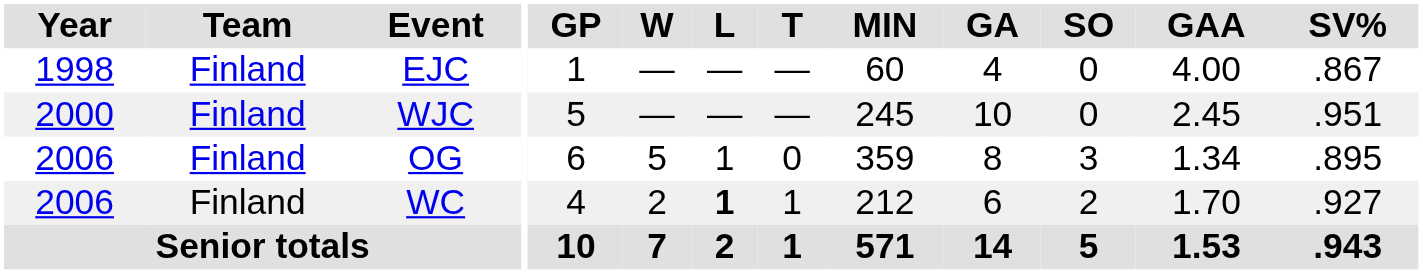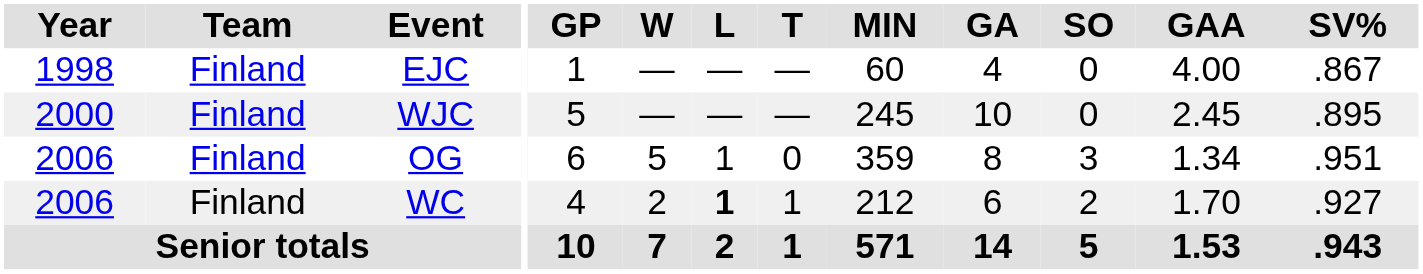(1348, 113) .951 -> (1348, 113) .895
(1348, 158) .895 -> (1348, 158) .951
